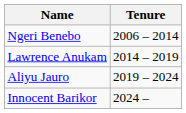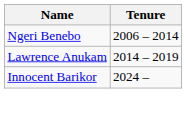- row: (38, 77)
